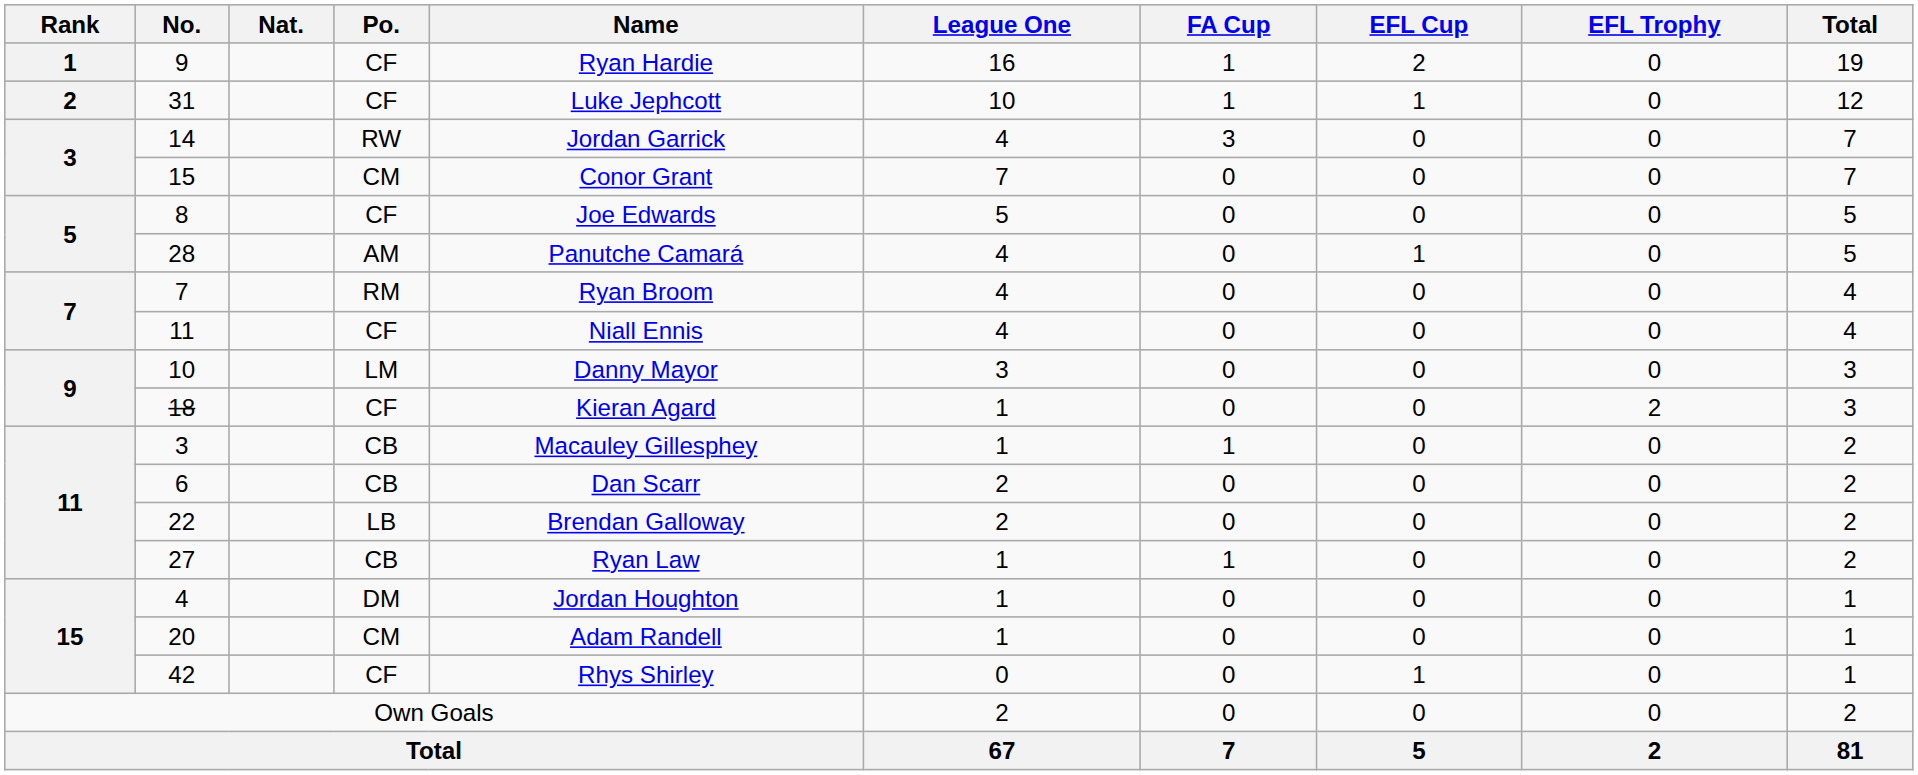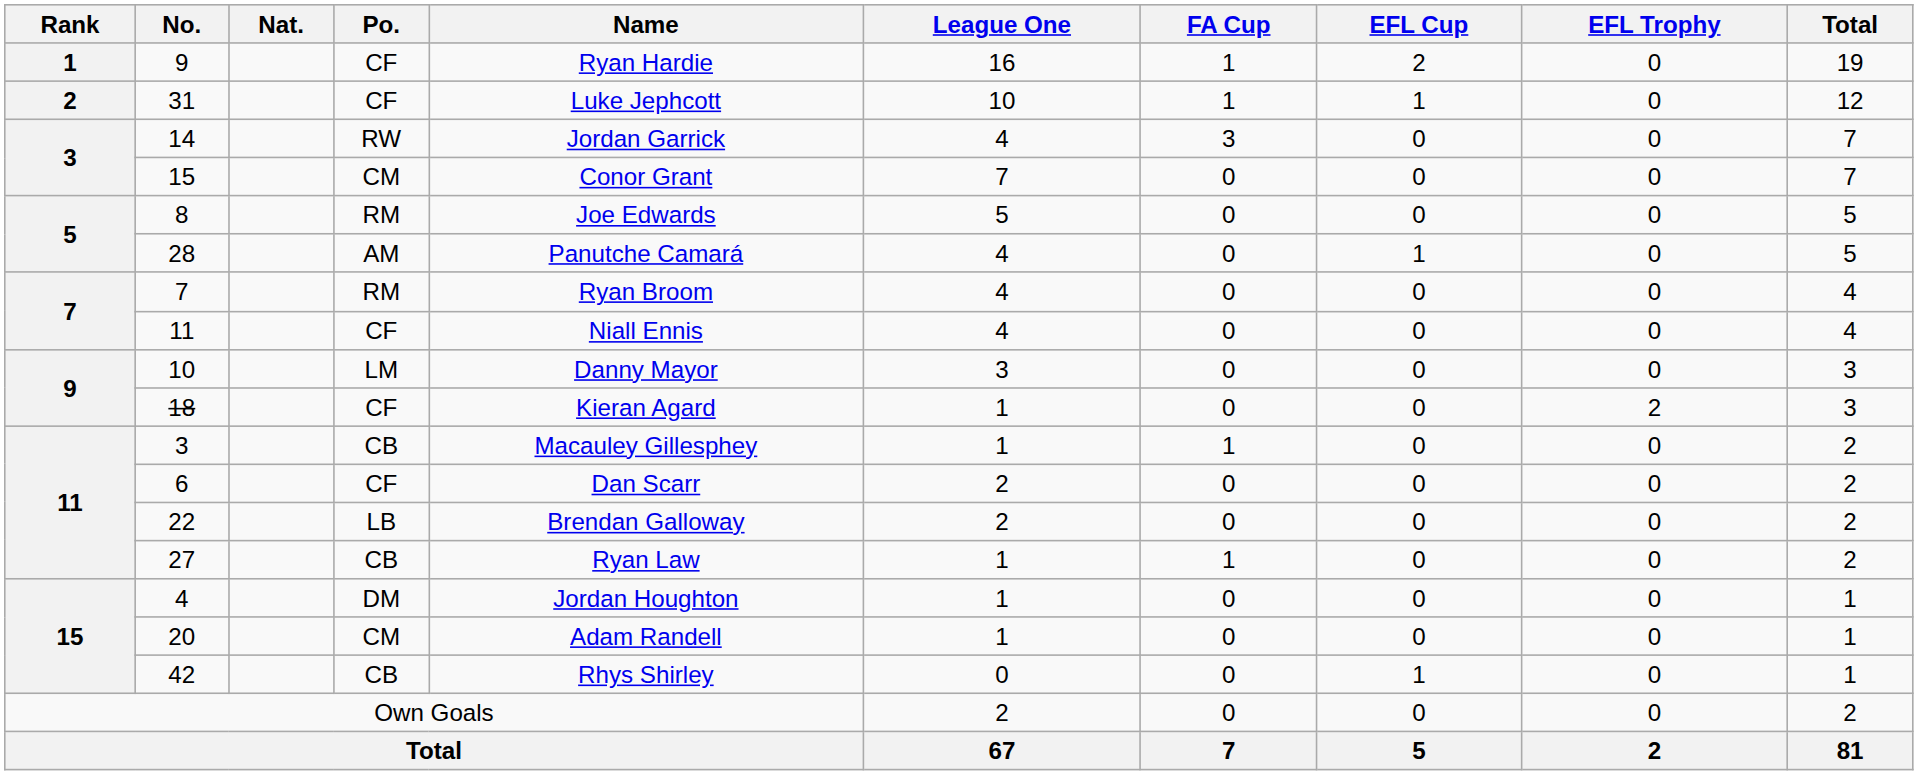(381, 215) CF -> (381, 215) RM
(381, 483) CB -> (381, 483) CF
(381, 675) CF -> (381, 675) CB
